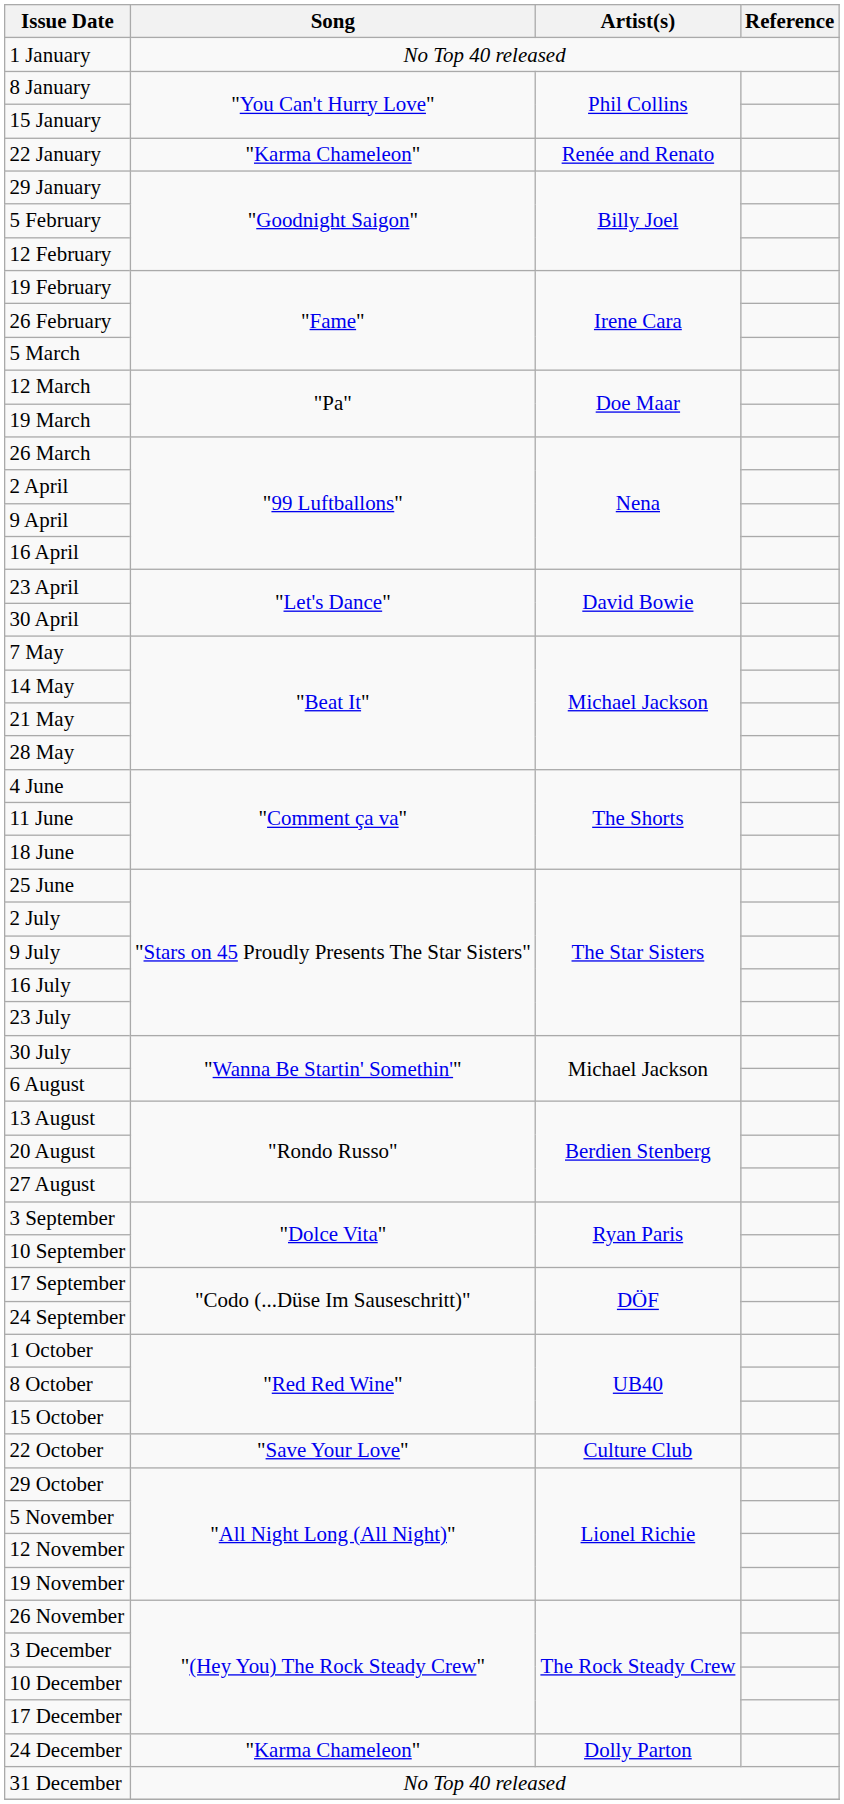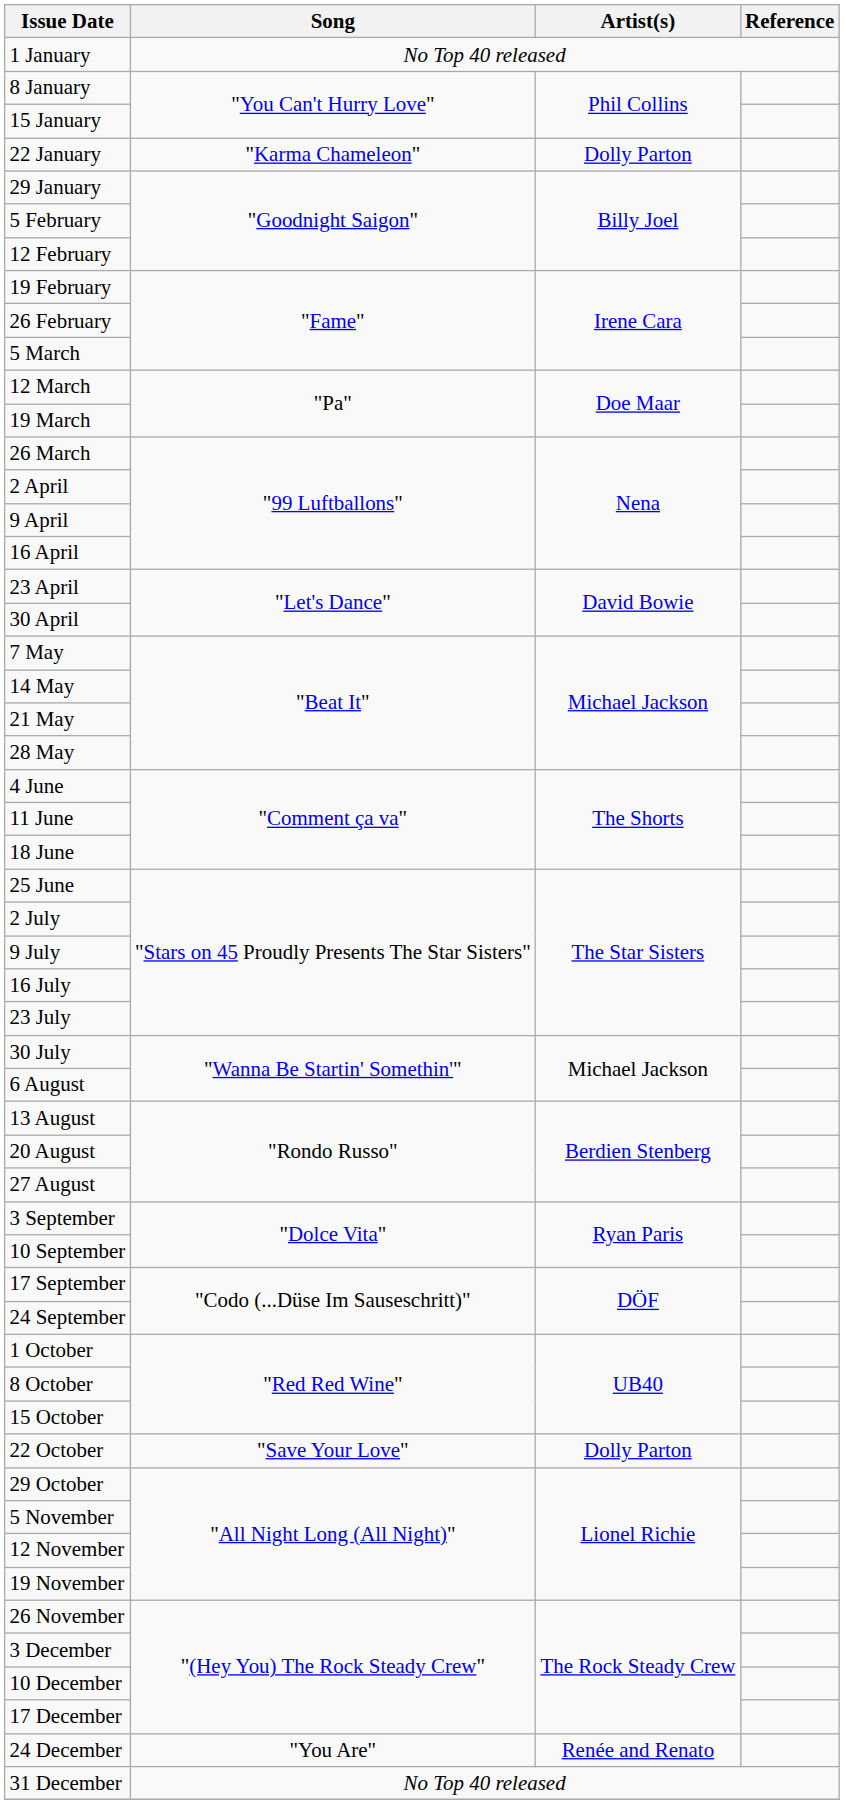(638, 154) Renée and Renato -> (638, 154) Dolly Parton
(638, 1450) Culture Club -> (638, 1450) Dolly Parton
(333, 1749) "Karma Chameleon" -> (333, 1749) "You Are"
(638, 1749) Dolly Parton -> (638, 1749) Renée and Renato
